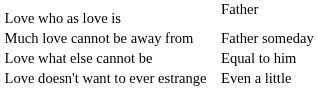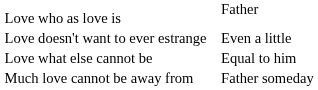rows swapped: (106, 78) <-> (99, 38)
